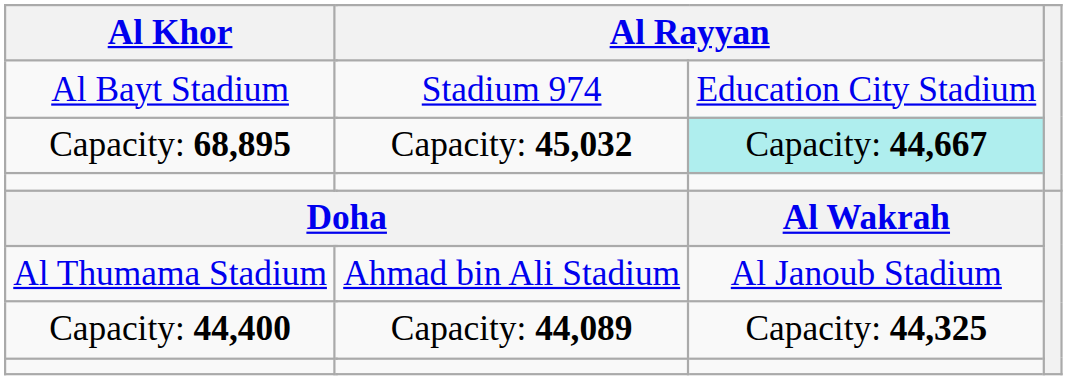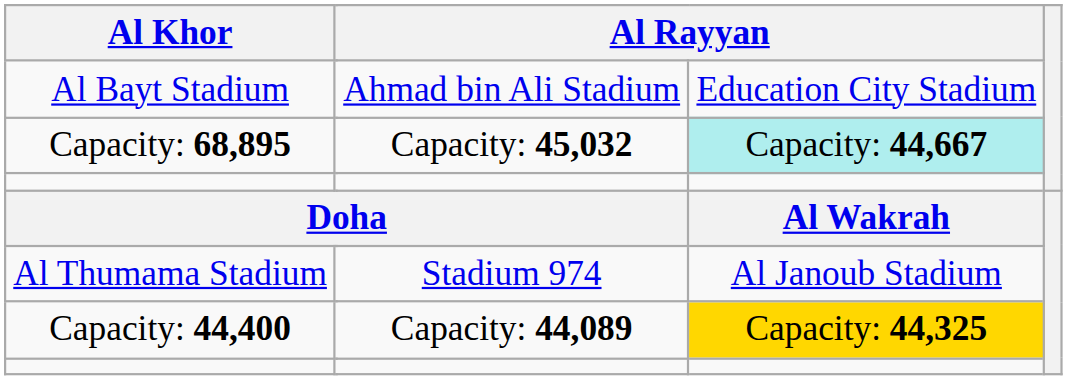(512, 88) Stadium 974 -> (512, 88) Ahmad bin Ali Stadium
(512, 273) Ahmad bin Ali Stadium -> (512, 273) Stadium 974
(866, 329) no background -> (866, 329) gold background
